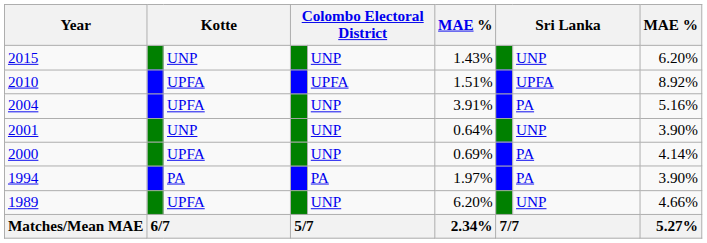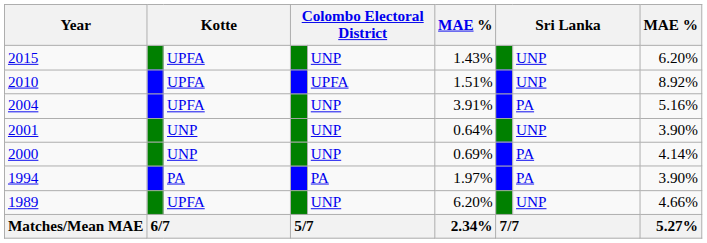(182, 57) UNP -> (186, 57) UPFA
(535, 81) UPFA -> (531, 81) UNP
(186, 154) UPFA -> (182, 154) UNP
